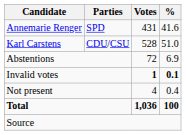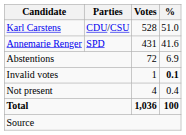rows swapped: (34, 43) <-> (44, 28)
(154, 75) bold -> (154, 75) normal
